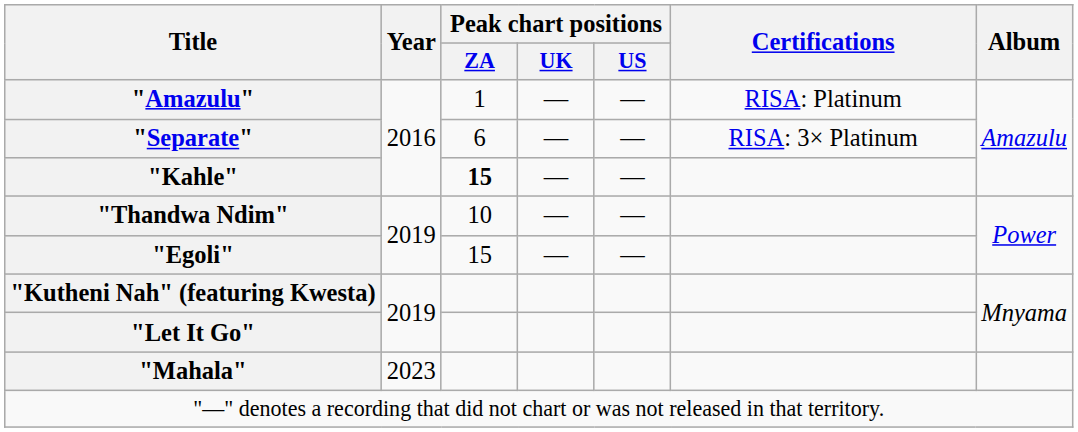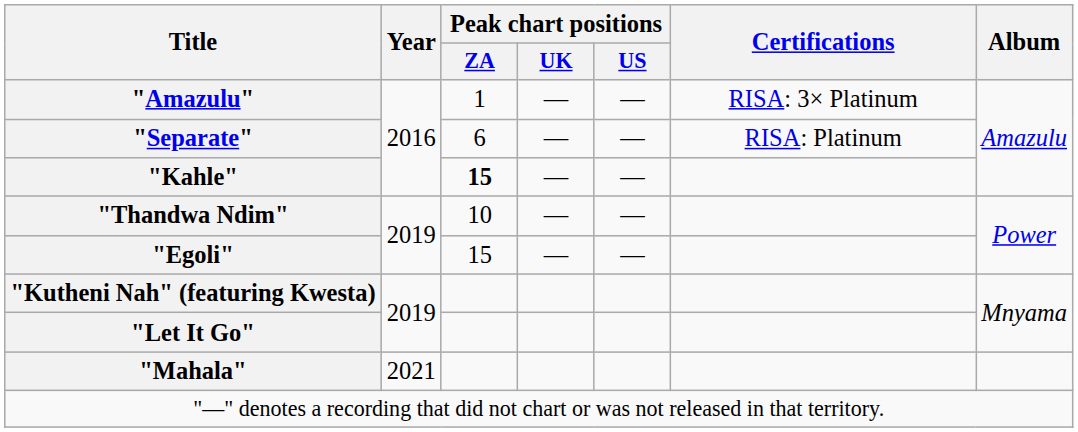(823, 99) RISA: Platinum -> (823, 99) RISA: 3× Platinum
(823, 137) RISA: 3× Platinum -> (823, 137) RISA: Platinum
(411, 370) 2023 -> (411, 370) 2021
